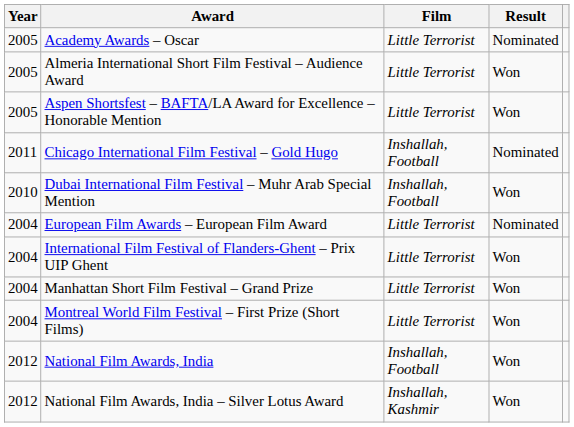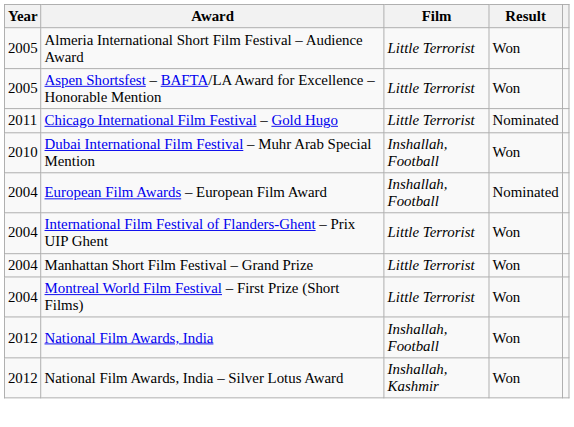- row: (122, 39)
(418, 152) Inshallah, Football -> (431, 120) Little Terrorist
(431, 224) Little Terrorist -> (418, 192) Inshallah, Football
